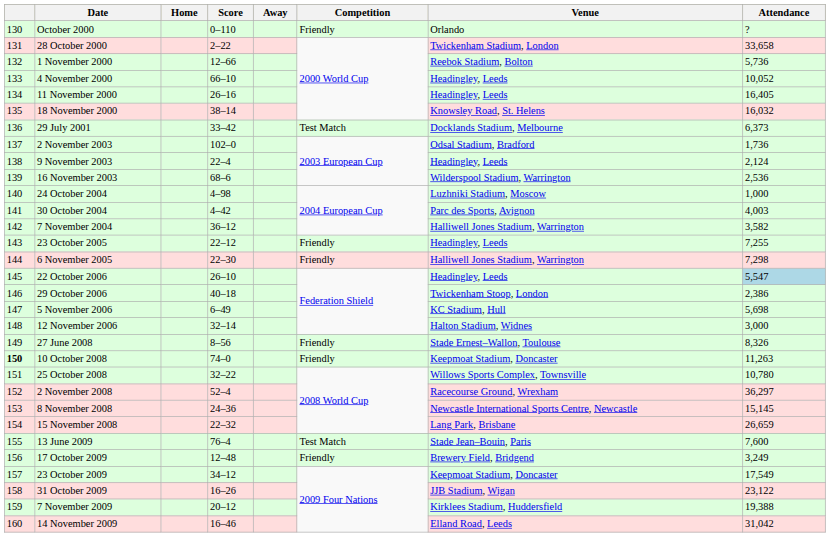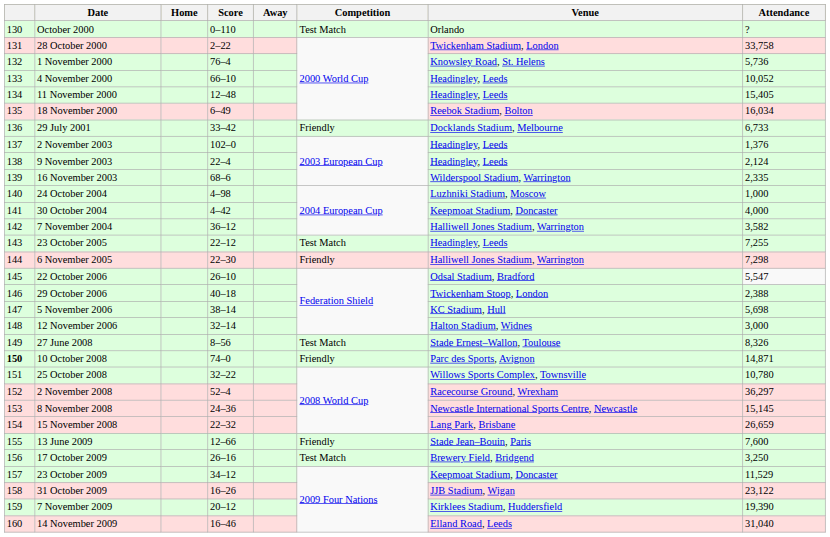(317, 29) Friendly -> (323, 29) Test Match
(759, 45) 33,658 -> (759, 45) 33,758
(223, 62) 12–66 -> (220, 62) 76–4
(481, 62) Reebok Stadium, Bolton -> (488, 62) Knowsley Road, St. Helens
(223, 95) 26–16 -> (223, 95) 12–48
(759, 95) 16,405 -> (759, 95) 15,405
(223, 111) 38–14 -> (220, 111) 6–49
(488, 111) Knowsley Road, St. Helens -> (481, 111) Reebok Stadium, Bolton
(759, 111) 16,032 -> (759, 111) 16,034
(323, 128) Test Match -> (317, 128) Friendly
(757, 128) 6,373 -> (757, 128) 6,733
(482, 144) Odsal Stadium, Bradford -> (469, 144) Headingley, Leeds
(757, 144) 1,736 -> (757, 144) 1,376
(757, 177) 2,536 -> (757, 177) 2,335
(482, 210) Parc des Sports, Avignon -> (494, 210) Keepmoat Stadium, Doncaster
(757, 210) 4,003 -> (757, 210) 4,000
(317, 243) Friendly -> (323, 243) Test Match
(469, 276) Headingley, Leeds -> (482, 276) Odsal Stadium, Bradford
(757, 276) lightblue background -> (757, 276) no background
(757, 293) 2,386 -> (757, 293) 2,388
(220, 309) 6–49 -> (223, 309) 38–14
(317, 342) Friendly -> (323, 342) Test Match
(494, 359) Keepmoat Stadium, Doncaster -> (482, 359) Parc des Sports, Avignon
(759, 359) 11,263 -> (759, 359) 14,871
(220, 441) 76–4 -> (223, 441) 12–66
(323, 441) Test Match -> (317, 441) Friendly
(223, 458) 12–48 -> (223, 458) 26–16
(317, 458) Friendly -> (323, 458) Test Match
(757, 458) 3,249 -> (757, 458) 3,250
(759, 474) 17,549 -> (759, 474) 11,529
(759, 507) 19,388 -> (759, 507) 19,390
(759, 524) 31,042 -> (759, 524) 31,040
